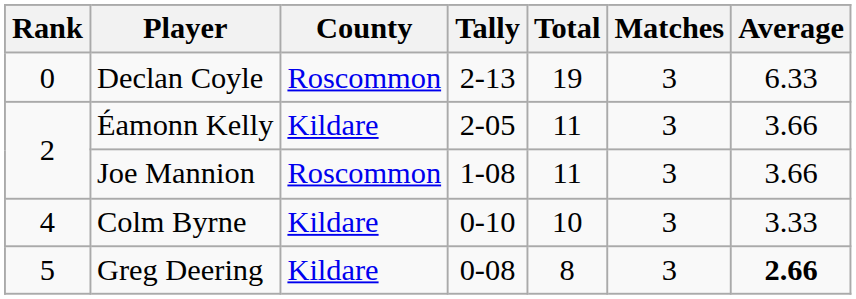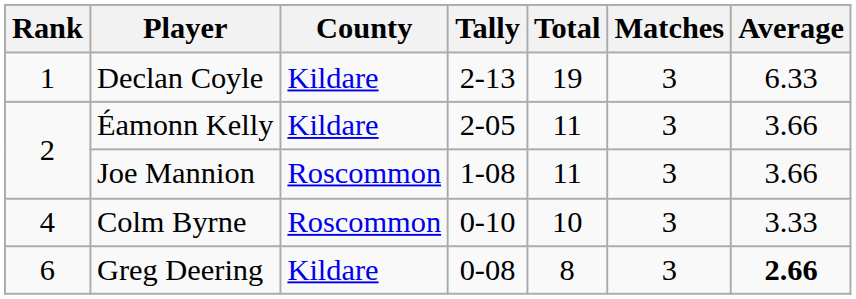(47, 76) 0 -> (47, 76) 1
(364, 76) Roscommon -> (333, 76) Kildare
(333, 221) Kildare -> (364, 221) Roscommon
(47, 269) 5 -> (47, 269) 6
